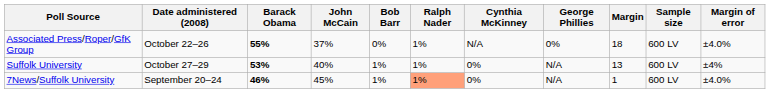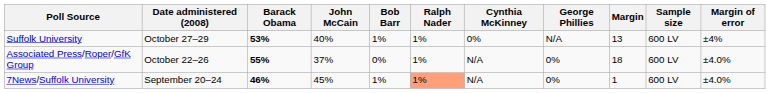rows swapped: (44, 65) <-> (69, 44)
(474, 80) 0% -> (475, 80) N/A
(554, 80) N/A -> (553, 80) 0%
